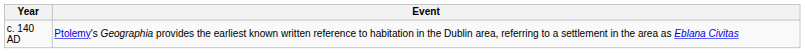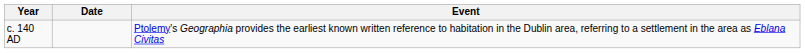+ column: (92, 12)
